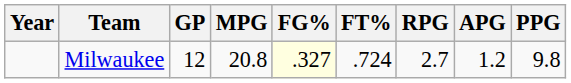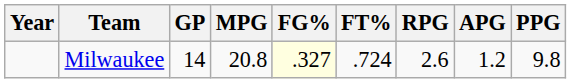(194, 59) 12 -> (194, 59) 14
(435, 59) 2.7 -> (435, 59) 2.6
